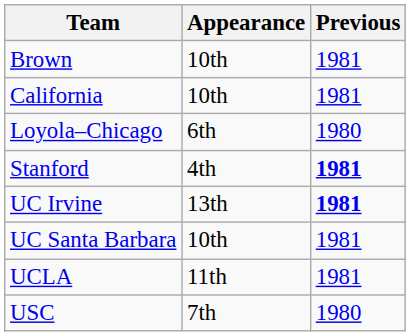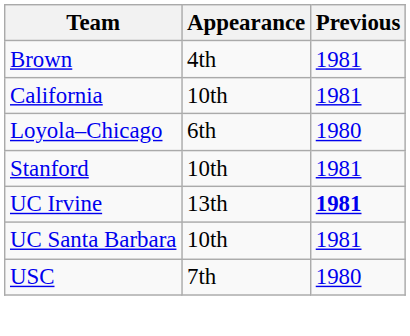(207, 58) 10th -> (202, 58) 4th
(202, 167) 4th -> (207, 167) 10th
(339, 167) bold -> (339, 167) normal
- row: (41, 276)
